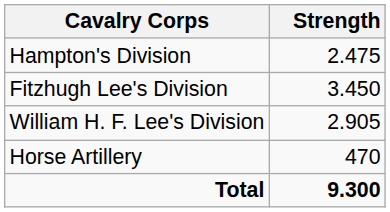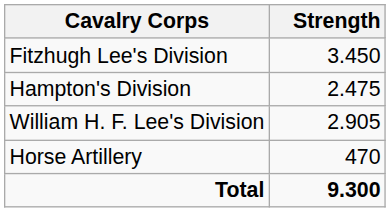rows swapped: (100, 55) <-> (119, 88)
